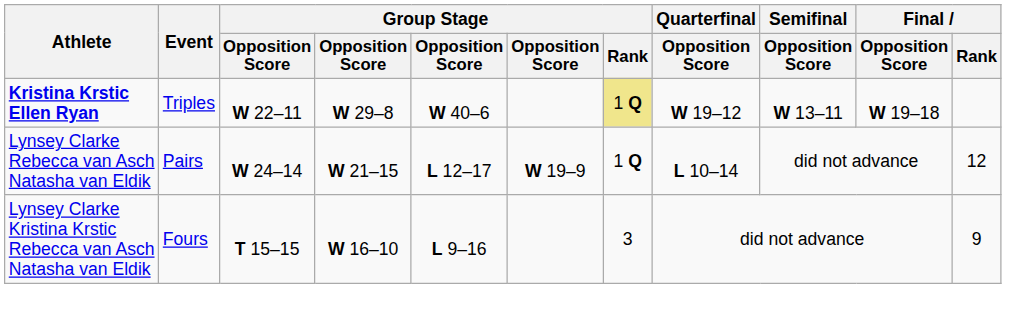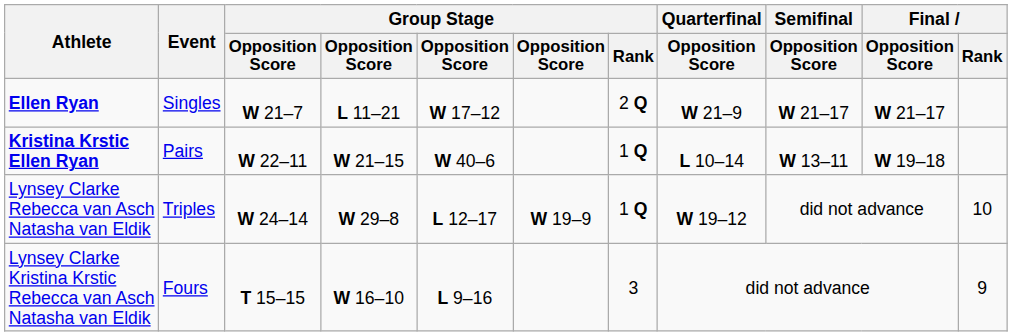+ row: (54, 103)
(189, 103) Triples -> (183, 151) Pairs
(363, 113) W 29–8 -> (369, 161) W 21–15
(628, 103) khaki background -> (633, 151) no background
(706, 113) W 19–12 -> (712, 161) L 10–14
(183, 161) Pairs -> (189, 209) Triples
(363, 171) W 21–15 -> (369, 219) W 29–8
(706, 171) L 10–14 -> (712, 219) W 19–12
(977, 161) 12 -> (982, 209) 10
